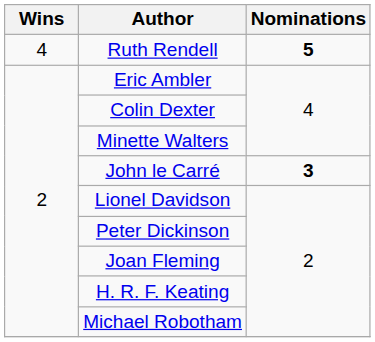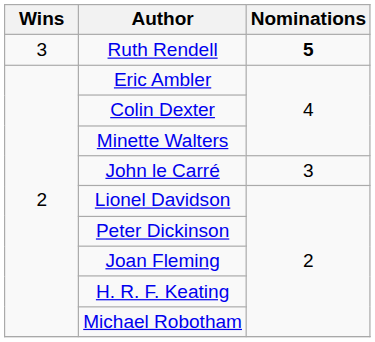(42, 49) 4 -> (42, 49) 3
(308, 170) bold -> (308, 170) normal
